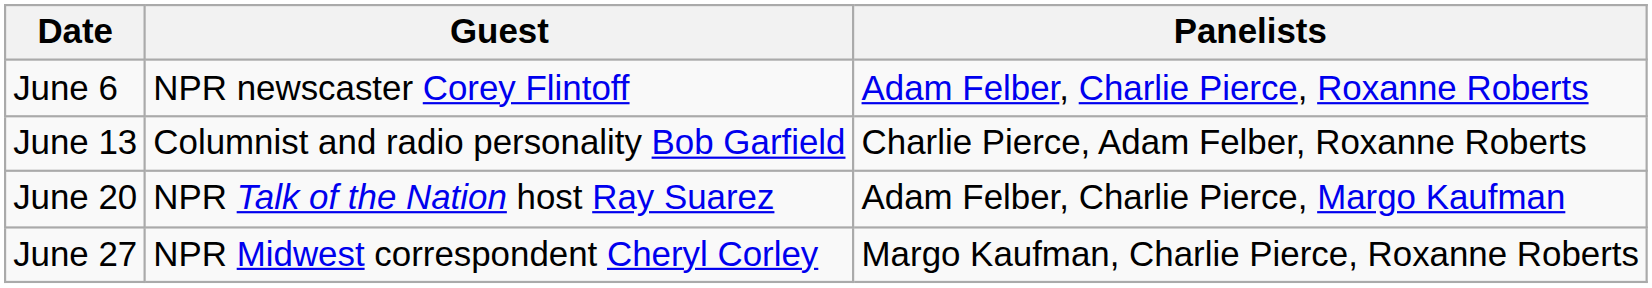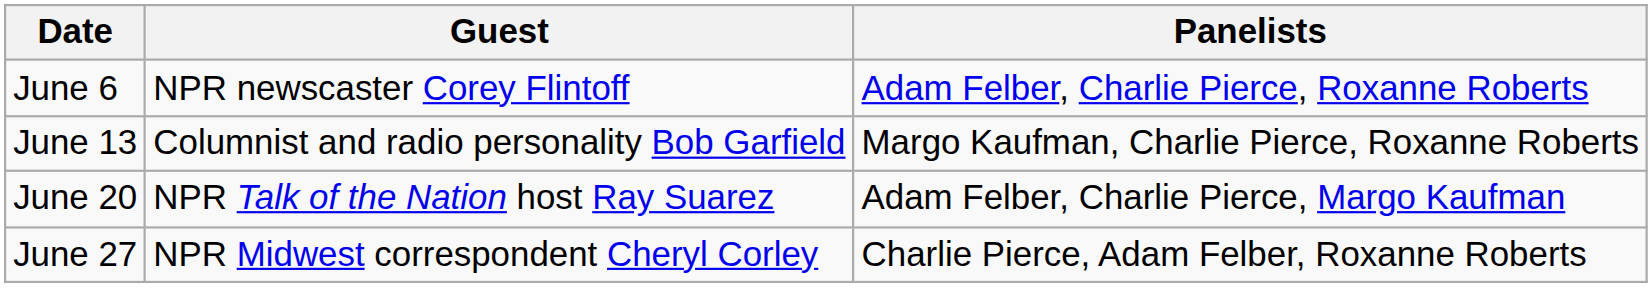(1224, 142) Charlie Pierce, Adam Felber, Roxanne Roberts -> (1250, 142) Margo Kaufman, Charlie Pierce, Roxanne Roberts
(1250, 253) Margo Kaufman, Charlie Pierce, Roxanne Roberts -> (1224, 253) Charlie Pierce, Adam Felber, Roxanne Roberts
